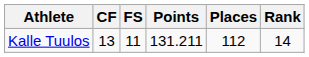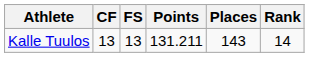(133, 40) 11 -> (133, 40) 13
(233, 40) 112 -> (233, 40) 143
